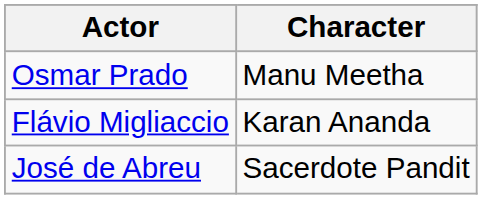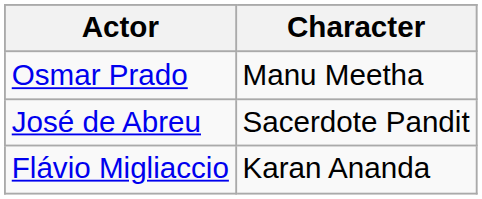rows swapped: (106, 168) <-> (120, 121)
